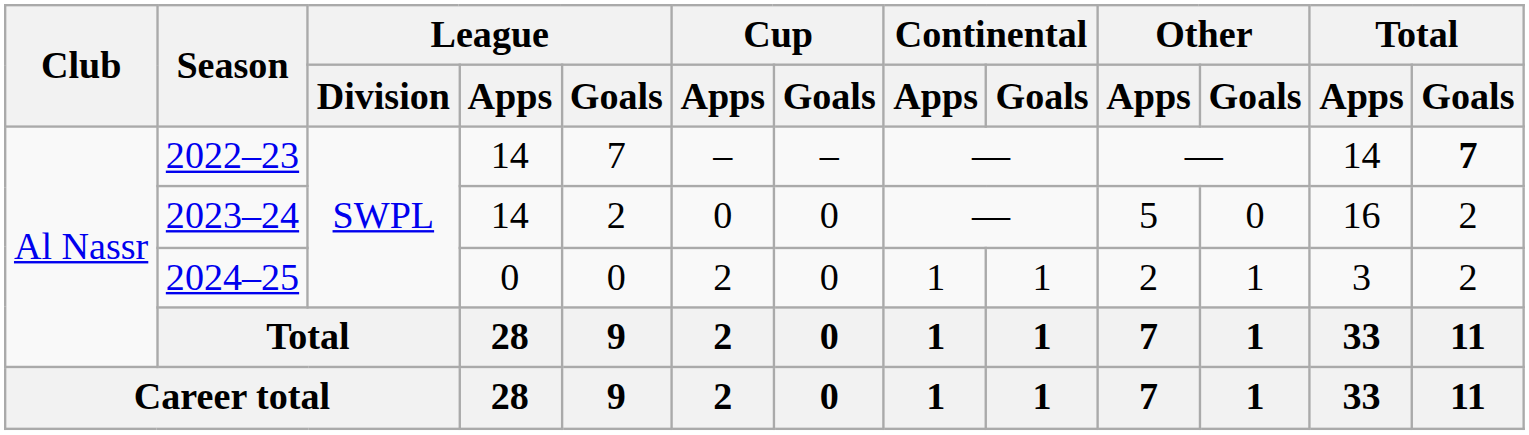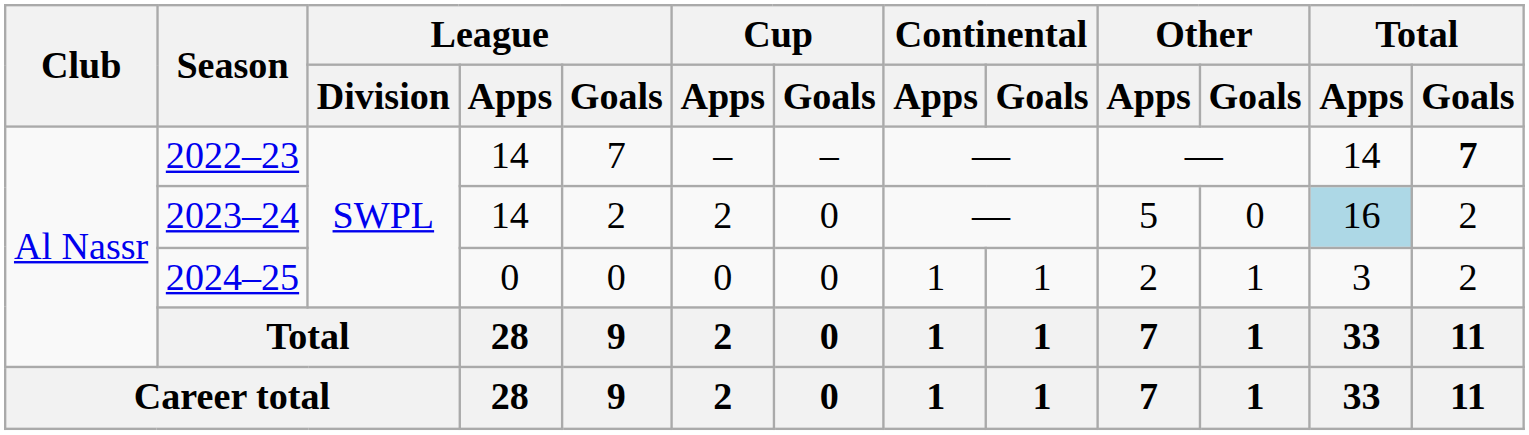(723, 215) 0 -> (723, 215) 2
(1361, 215) no background -> (1361, 215) lightblue background
(723, 276) 2 -> (723, 276) 0
